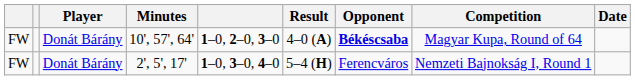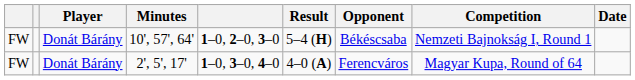(309, 39) 4–0 (A) -> (309, 39) 5–4 (H)
(373, 39) bold -> (373, 39) normal
(503, 39) Magyar Kupa, Round of 64 -> (503, 39) Nemzeti Bajnokság I, Round 1
(309, 62) 5–4 (H) -> (309, 62) 4–0 (A)
(503, 62) Nemzeti Bajnokság I, Round 1 -> (503, 62) Magyar Kupa, Round of 64
